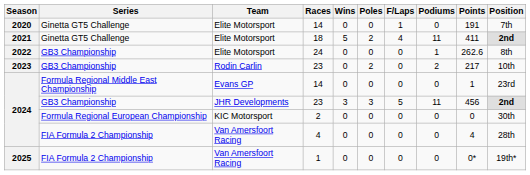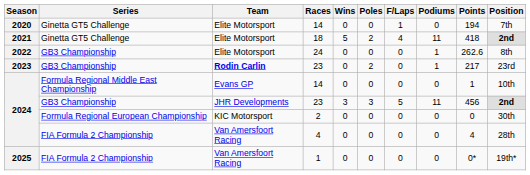(472, 25) 191 -> (472, 25) 194
(472, 39) 411 -> (472, 39) 418
(238, 66) normal -> (240, 66) bold
(437, 66) 2 -> (437, 66) 1
(506, 66) 10th -> (506, 66) 23rd
(506, 85) 23rd -> (506, 85) 10th
